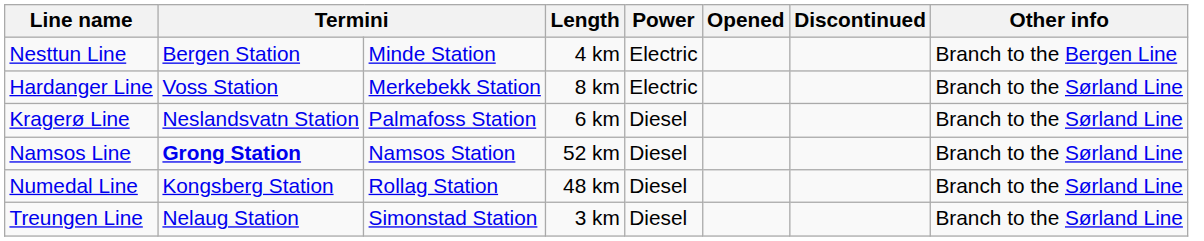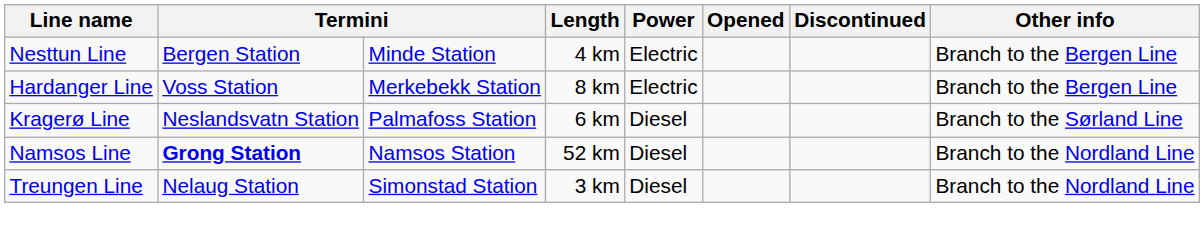(1059, 86) Branch to the Sørland Line -> (1056, 86) Branch to the Bergen Line
(1059, 152) Branch to the Sørland Line -> (1065, 152) Branch to the Nordland Line
- row: (74, 185)
(1059, 218) Branch to the Sørland Line -> (1065, 185) Branch to the Nordland Line
